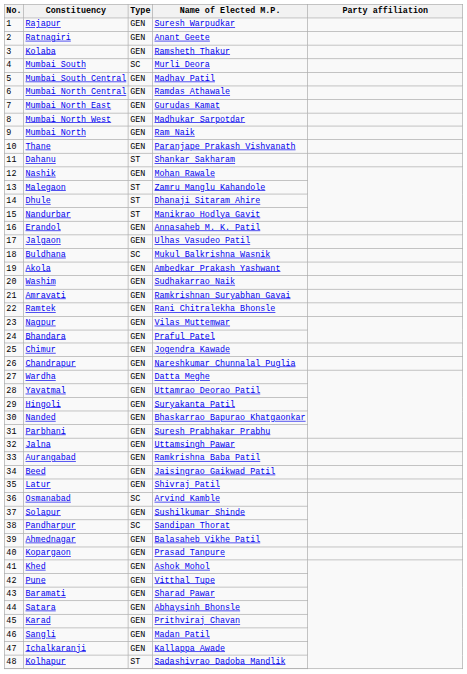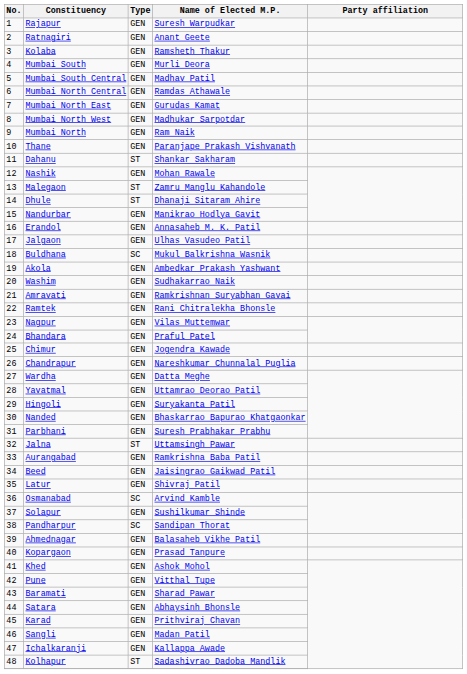(135, 66) SC -> (138, 66) GEN
(135, 215) ST -> (138, 215) GEN
(138, 445) GEN -> (135, 445) ST
